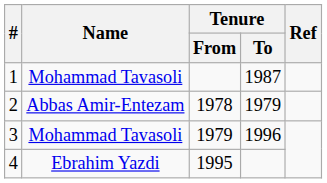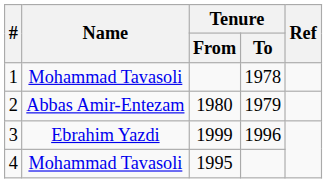(263, 76) 1987 -> (263, 76) 1978
(214, 105) 1978 -> (214, 105) 1980
(105, 134) Mohammad Tavasoli -> (105, 134) Ebrahim Yazdi
(214, 134) 1979 -> (214, 134) 1999
(105, 163) Ebrahim Yazdi -> (105, 163) Mohammad Tavasoli
